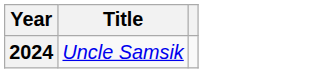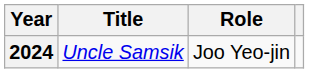+ column: (241, 20)
